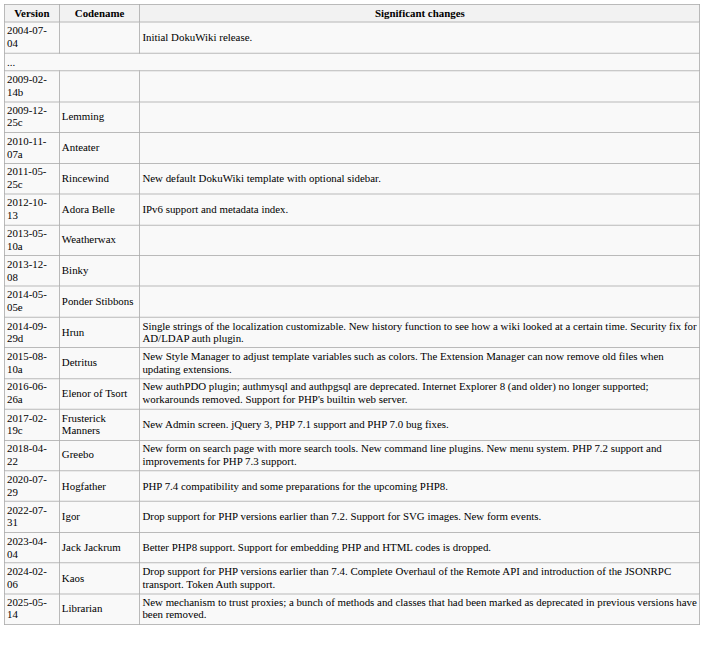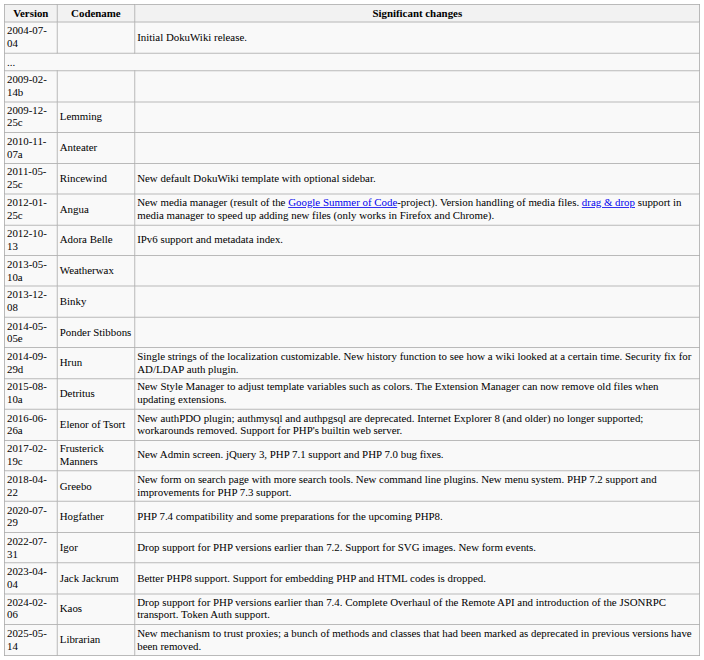+ row: (27, 209)
